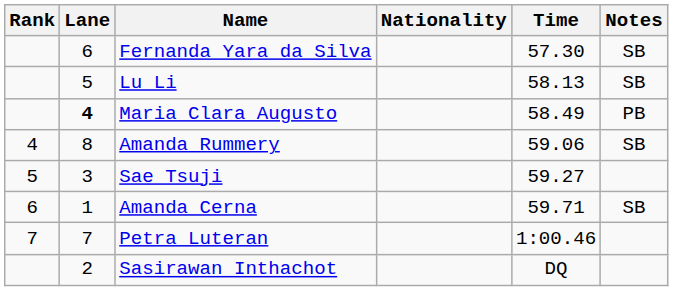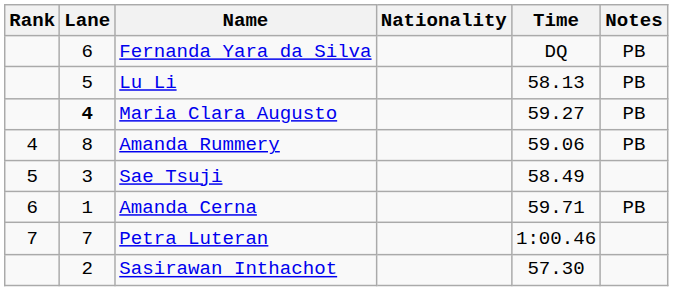(556, 51) 57.30 -> (556, 51) DQ
(634, 51) SB -> (634, 51) PB
(634, 83) SB -> (634, 83) PB
(556, 114) 58.49 -> (556, 114) 59.27
(634, 145) SB -> (634, 145) PB
(556, 176) 59.27 -> (556, 176) 58.49
(634, 207) SB -> (634, 207) PB
(556, 269) DQ -> (556, 269) 57.30
